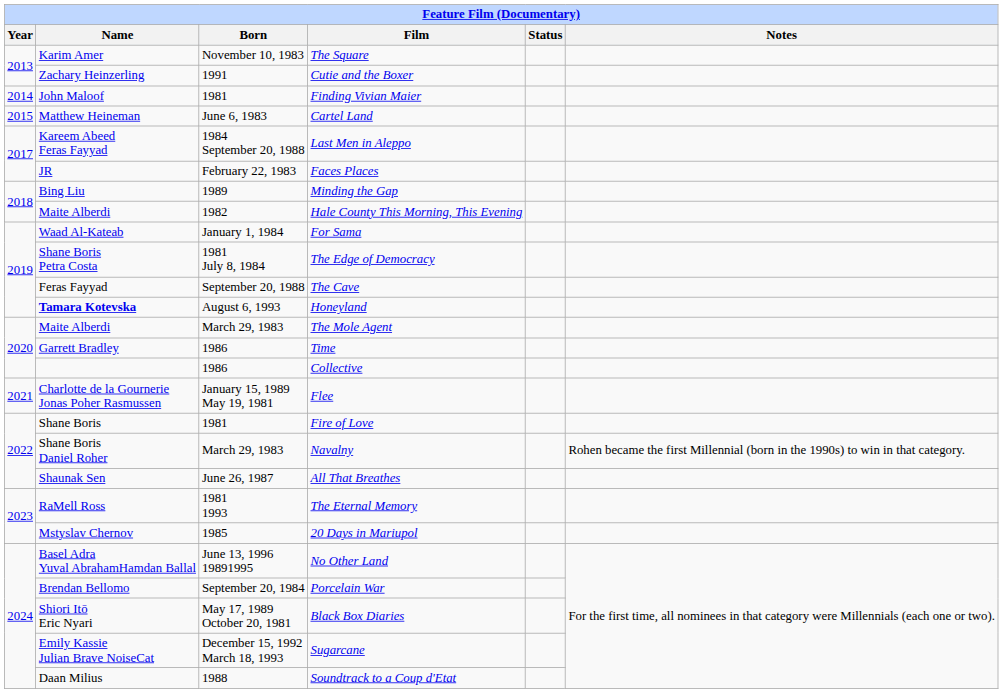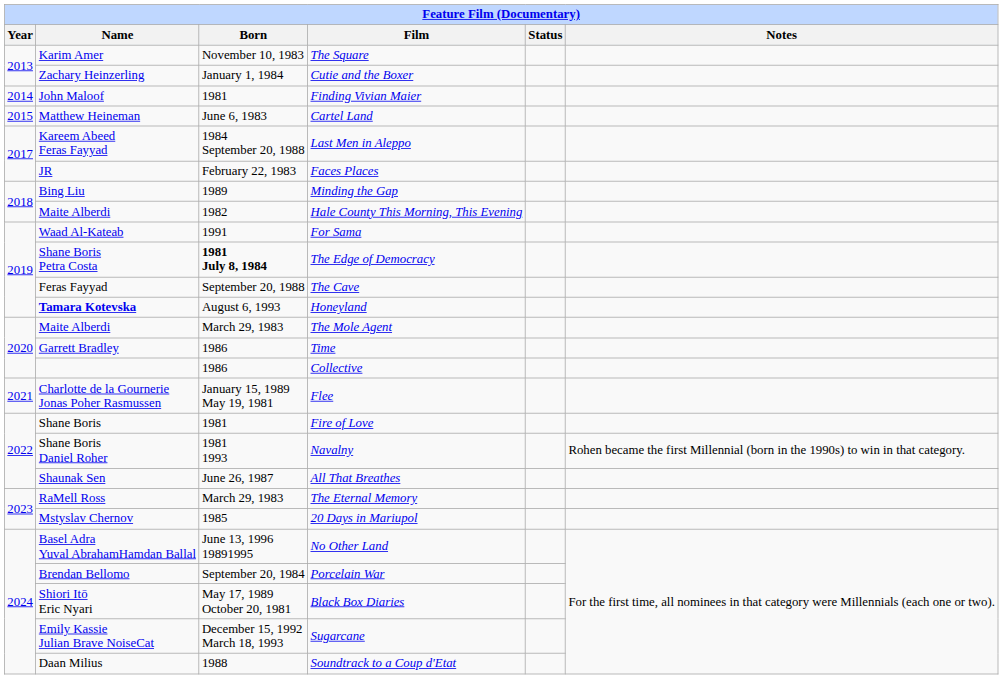(215, 75) 1991 -> (243, 75) January 1, 1984
(243, 232) January 1, 1984 -> (215, 232) 1991
(233, 259) normal -> (234, 259) bold
(243, 450) March 29, 1983 -> (215, 450) 1981 1993
(215, 505) 1981 1993 -> (243, 498) March 29, 1983
